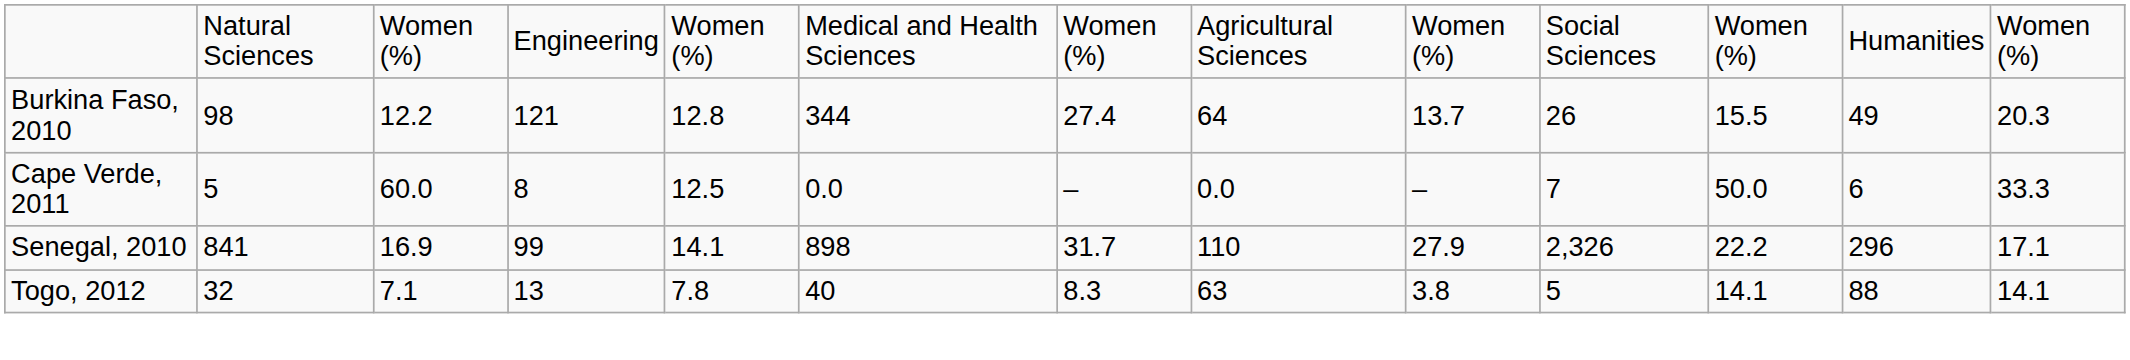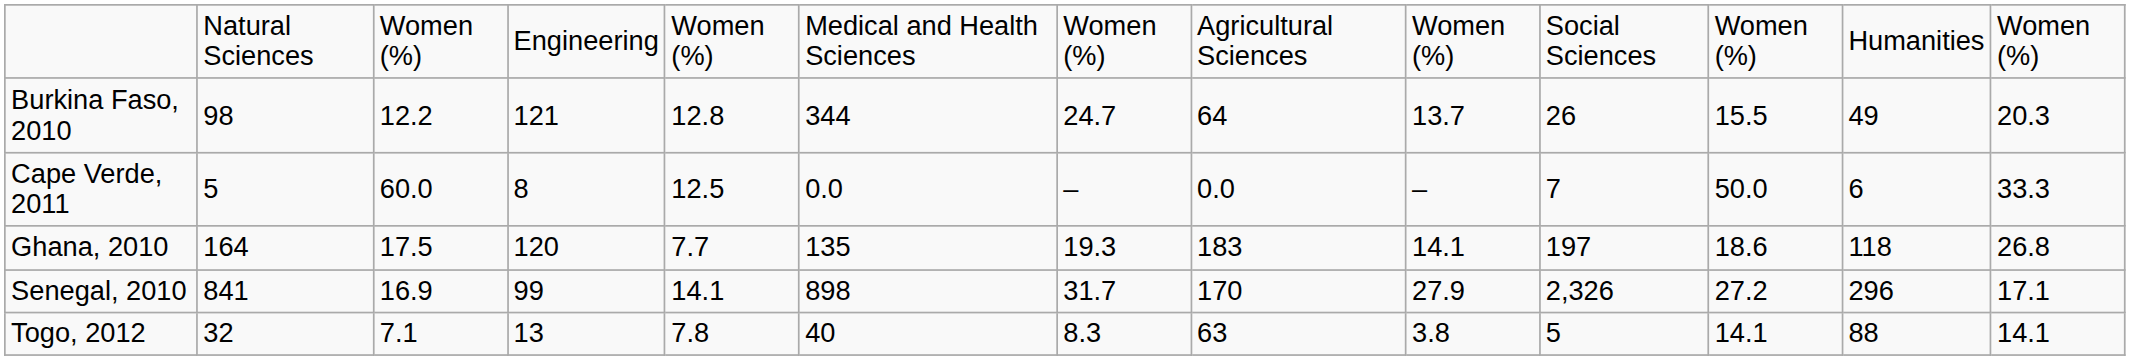(1090, 115) 27.4 -> (1090, 115) 24.7
+ row: (90, 247)
(1219, 247) 110 -> (1220, 290) 170
(1741, 247) 22.2 -> (1741, 290) 27.2
